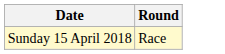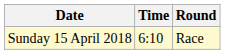+ column: (154, 15)
